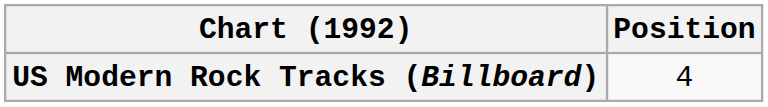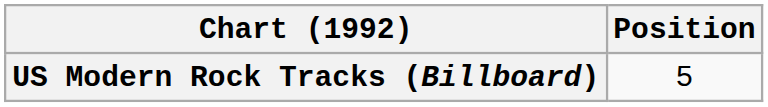(684, 78) 4 -> (684, 78) 5
